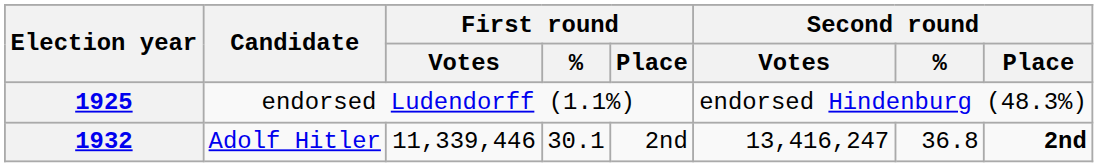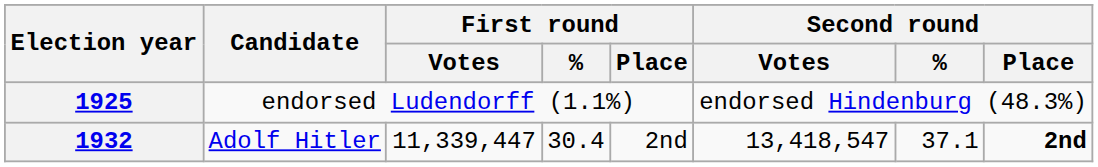(464, 141) 11,339,446 -> (464, 141) 11,339,447
(576, 141) 30.1 -> (576, 141) 30.4
(817, 141) 13,416,247 -> (817, 141) 13,418,547
(950, 141) 36.8 -> (950, 141) 37.1
